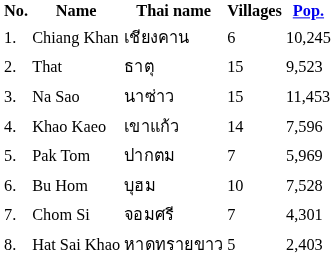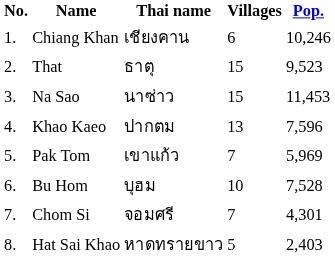(308, 37) 10,245 -> (308, 37) 10,246
(152, 126) เขาแก้ว -> (150, 126) ปากตม
(235, 125) 14 -> (235, 125) 13
(150, 156) ปากตม -> (152, 156) เขาแก้ว
